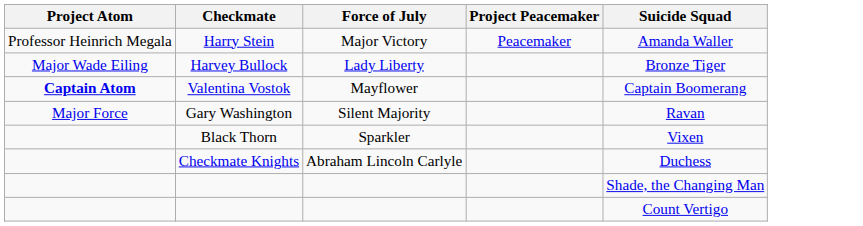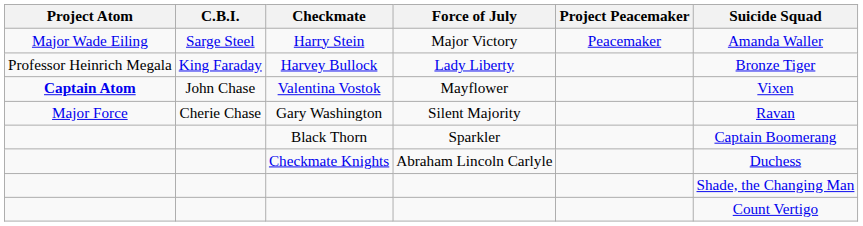+ column: (220, 16)
(90, 40) Professor Heinrich Megala -> (90, 40) Major Wade Eiling
(90, 64) Major Wade Eiling -> (90, 64) Professor Heinrich Megala
(685, 88) Captain Boomerang -> (775, 88) Vixen
(685, 137) Vixen -> (775, 137) Captain Boomerang
